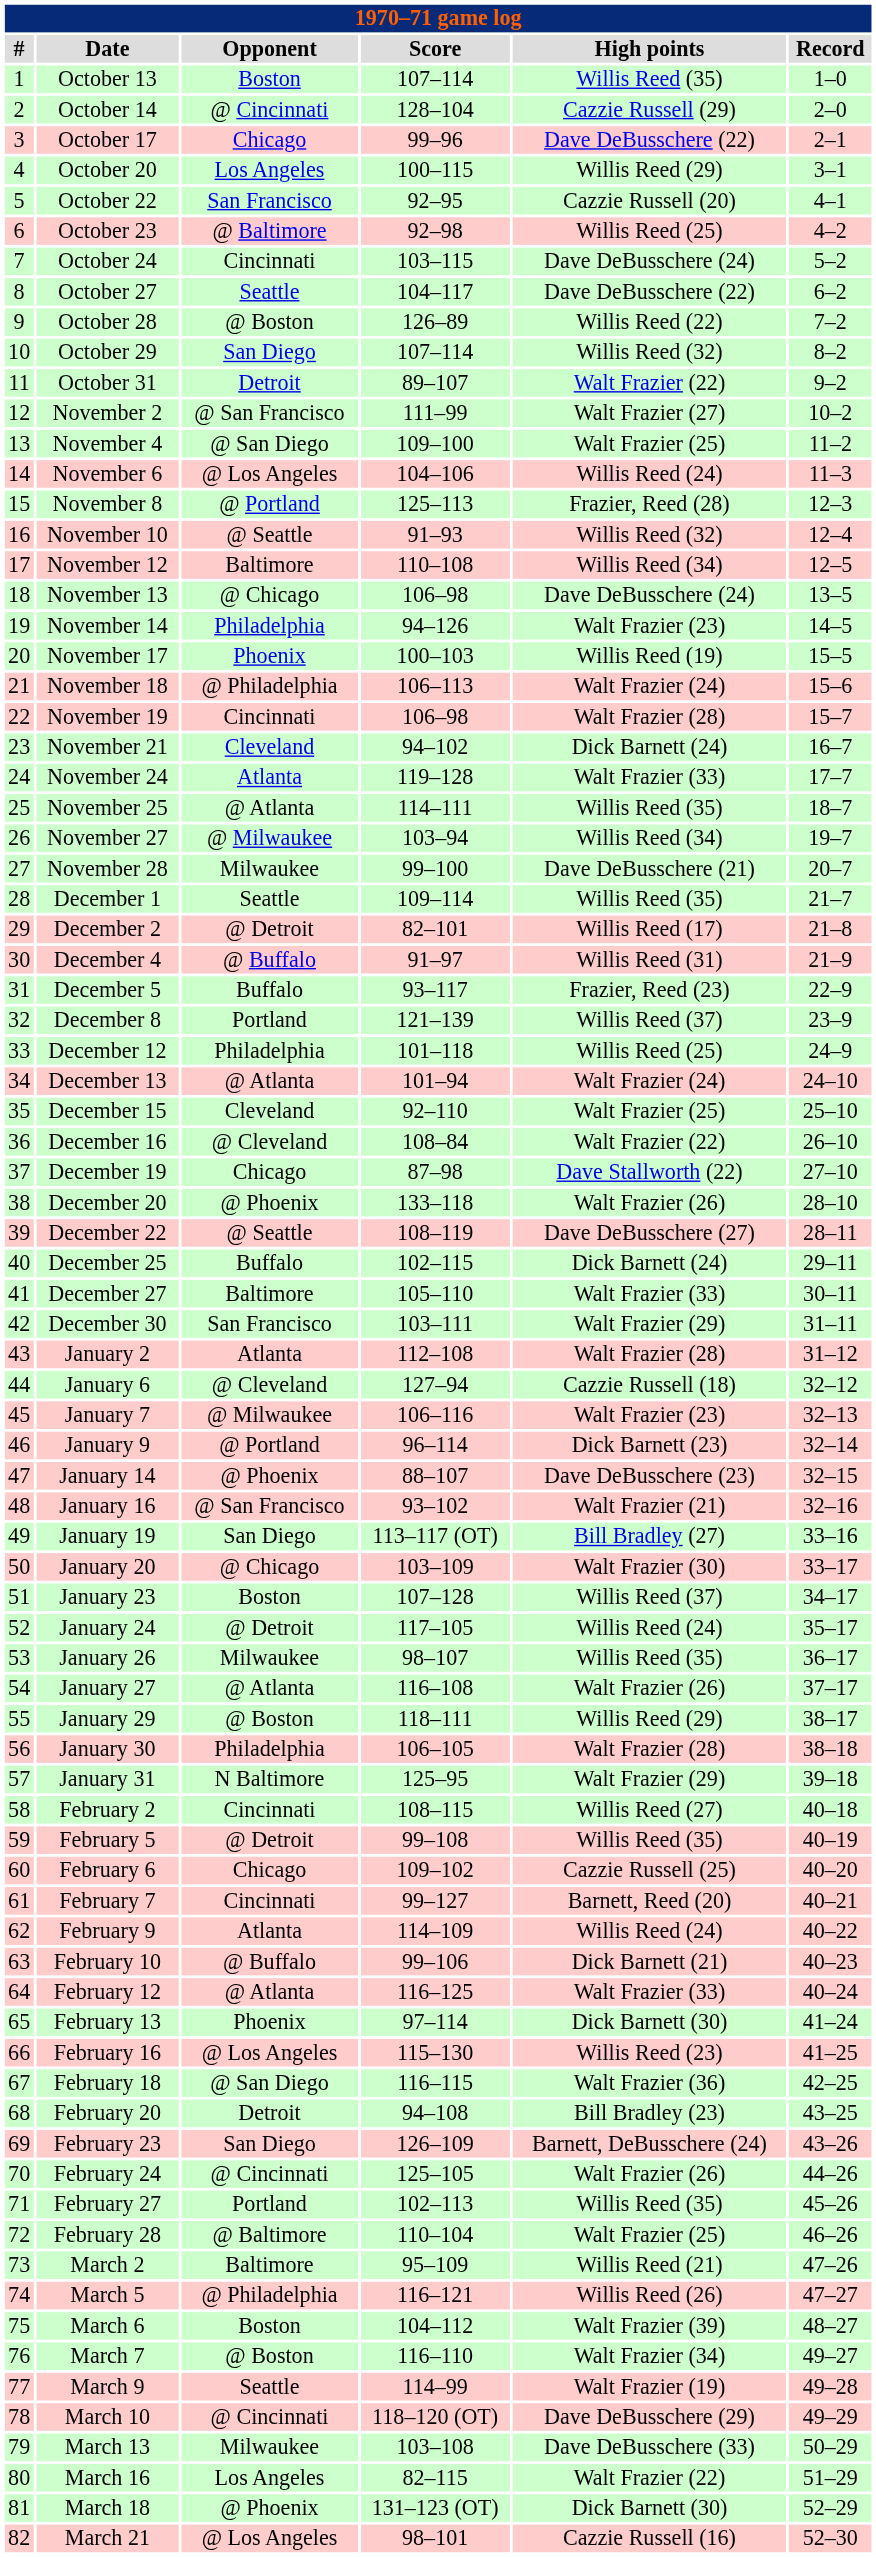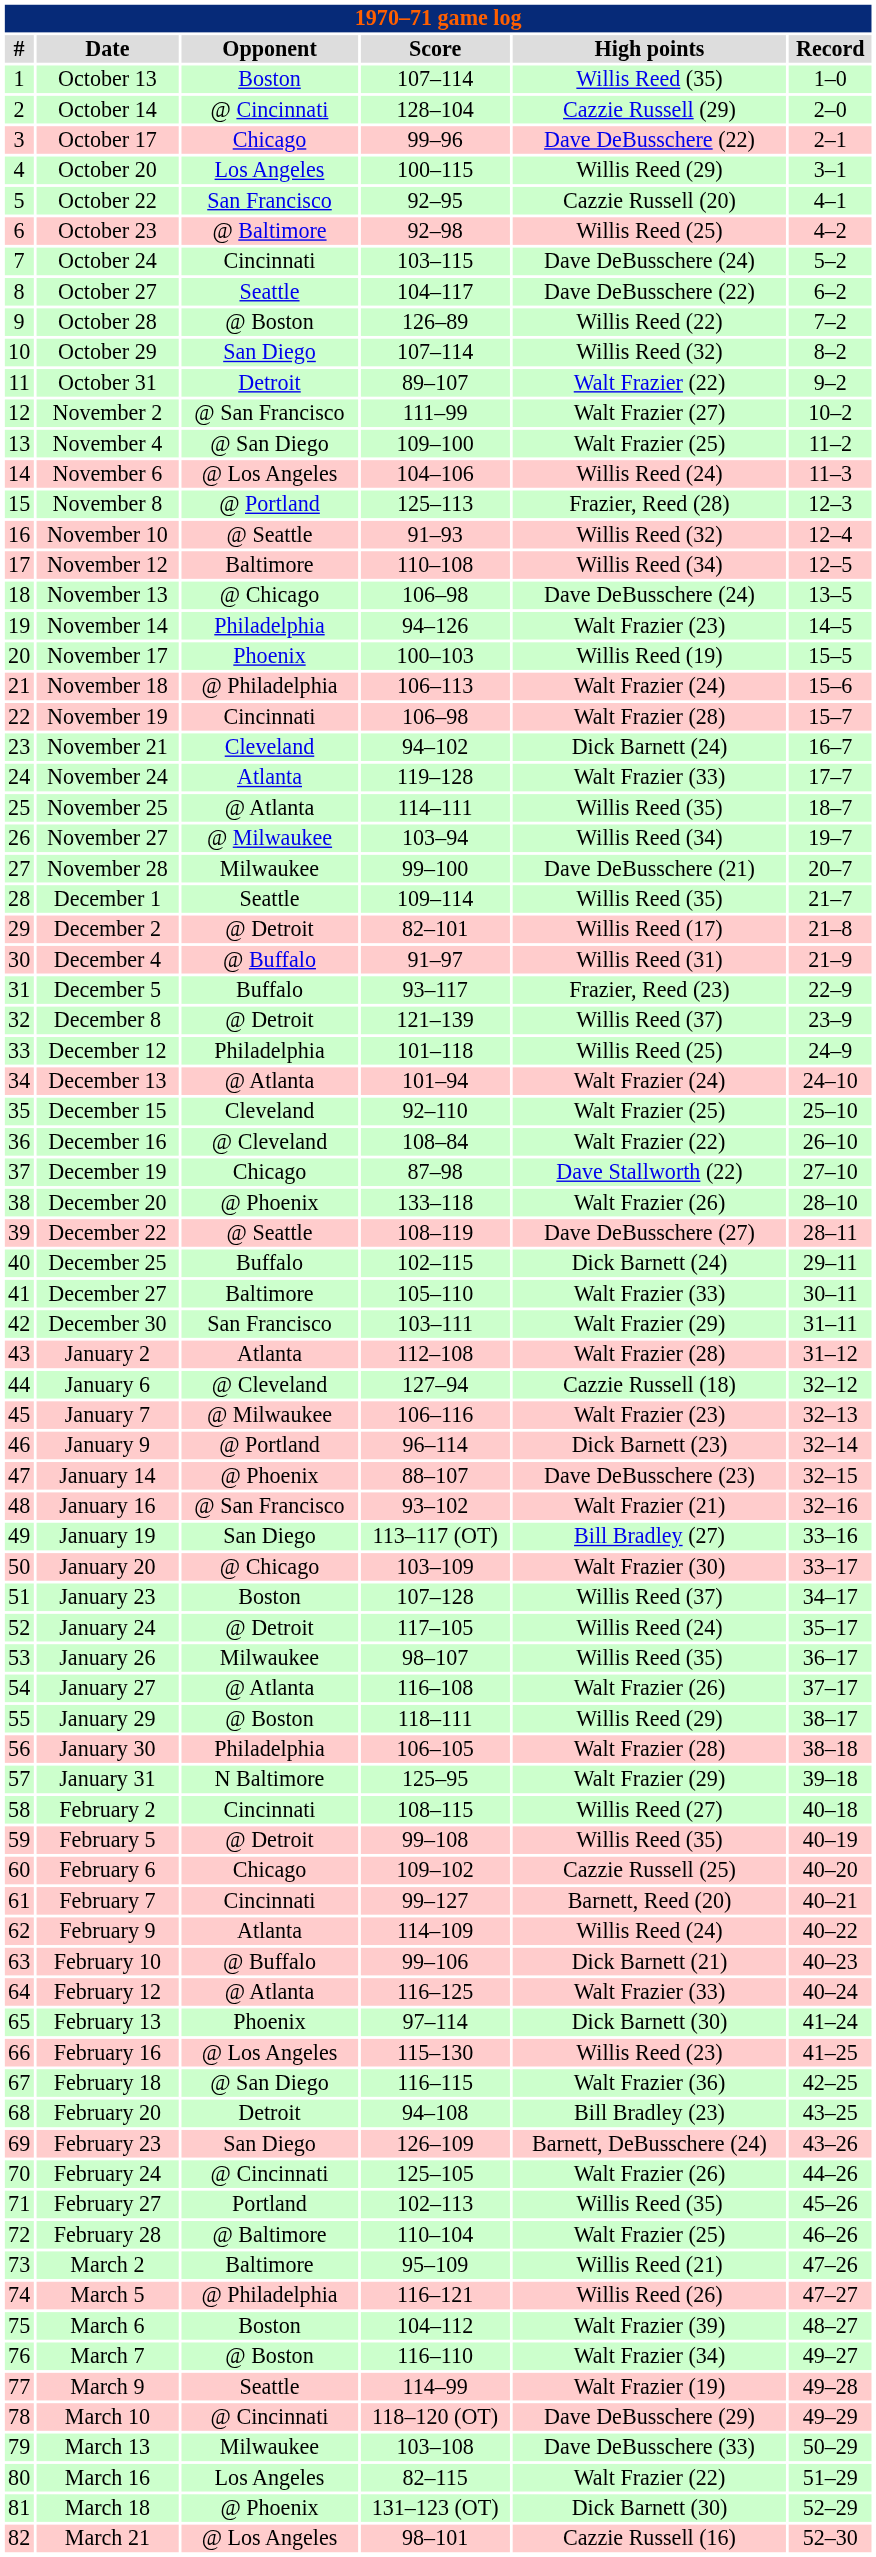(269, 1020) Portland -> (269, 1020) @ Detroit
